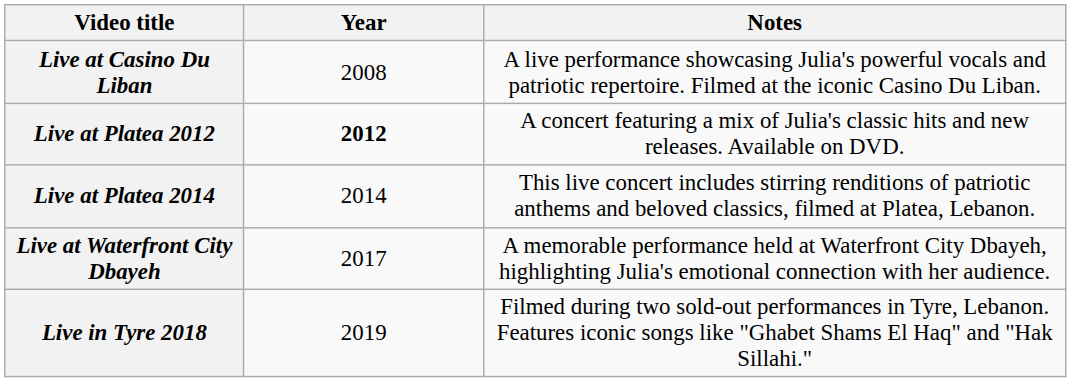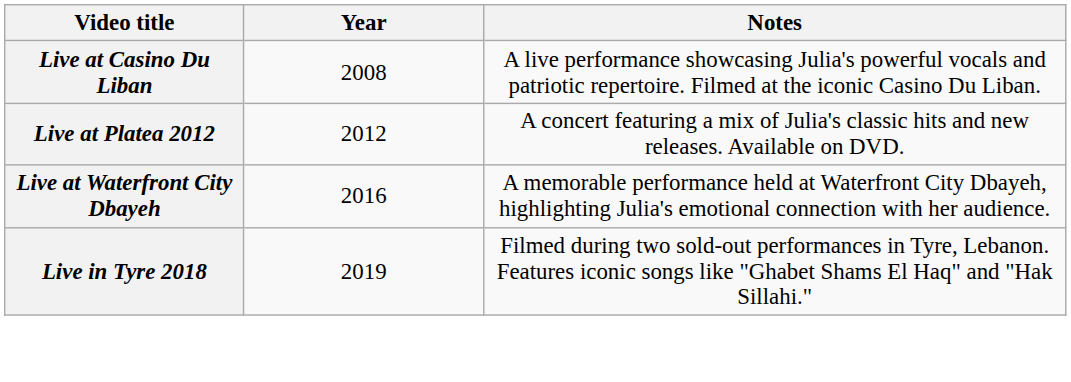(364, 133) bold -> (364, 133) normal
- row: (124, 195)
(364, 257) 2017 -> (364, 195) 2016
